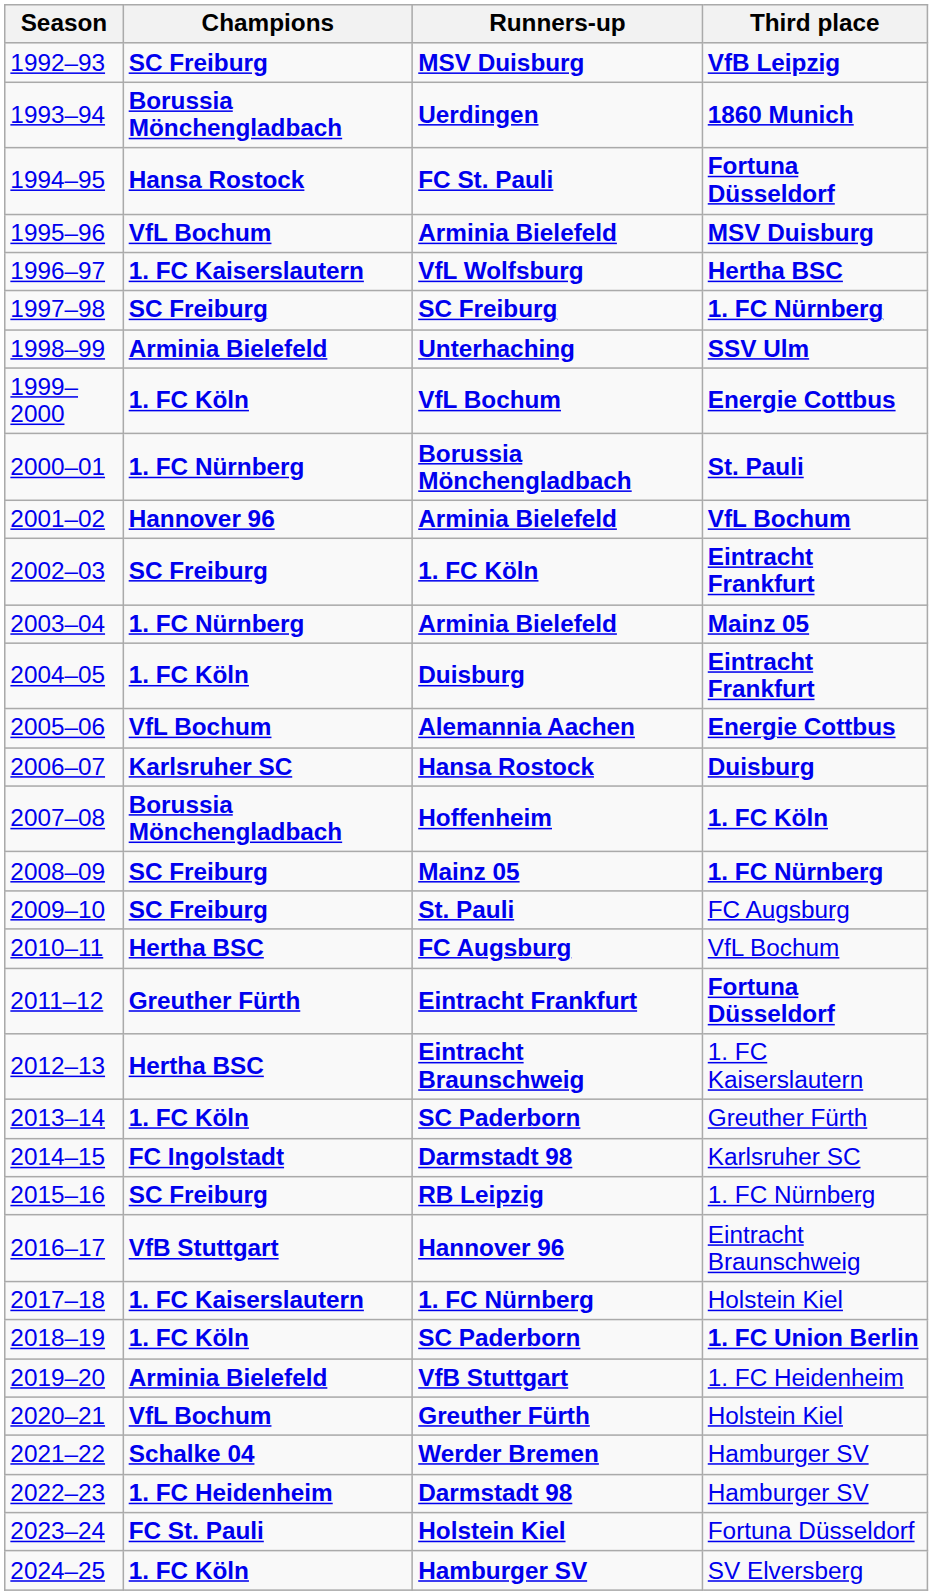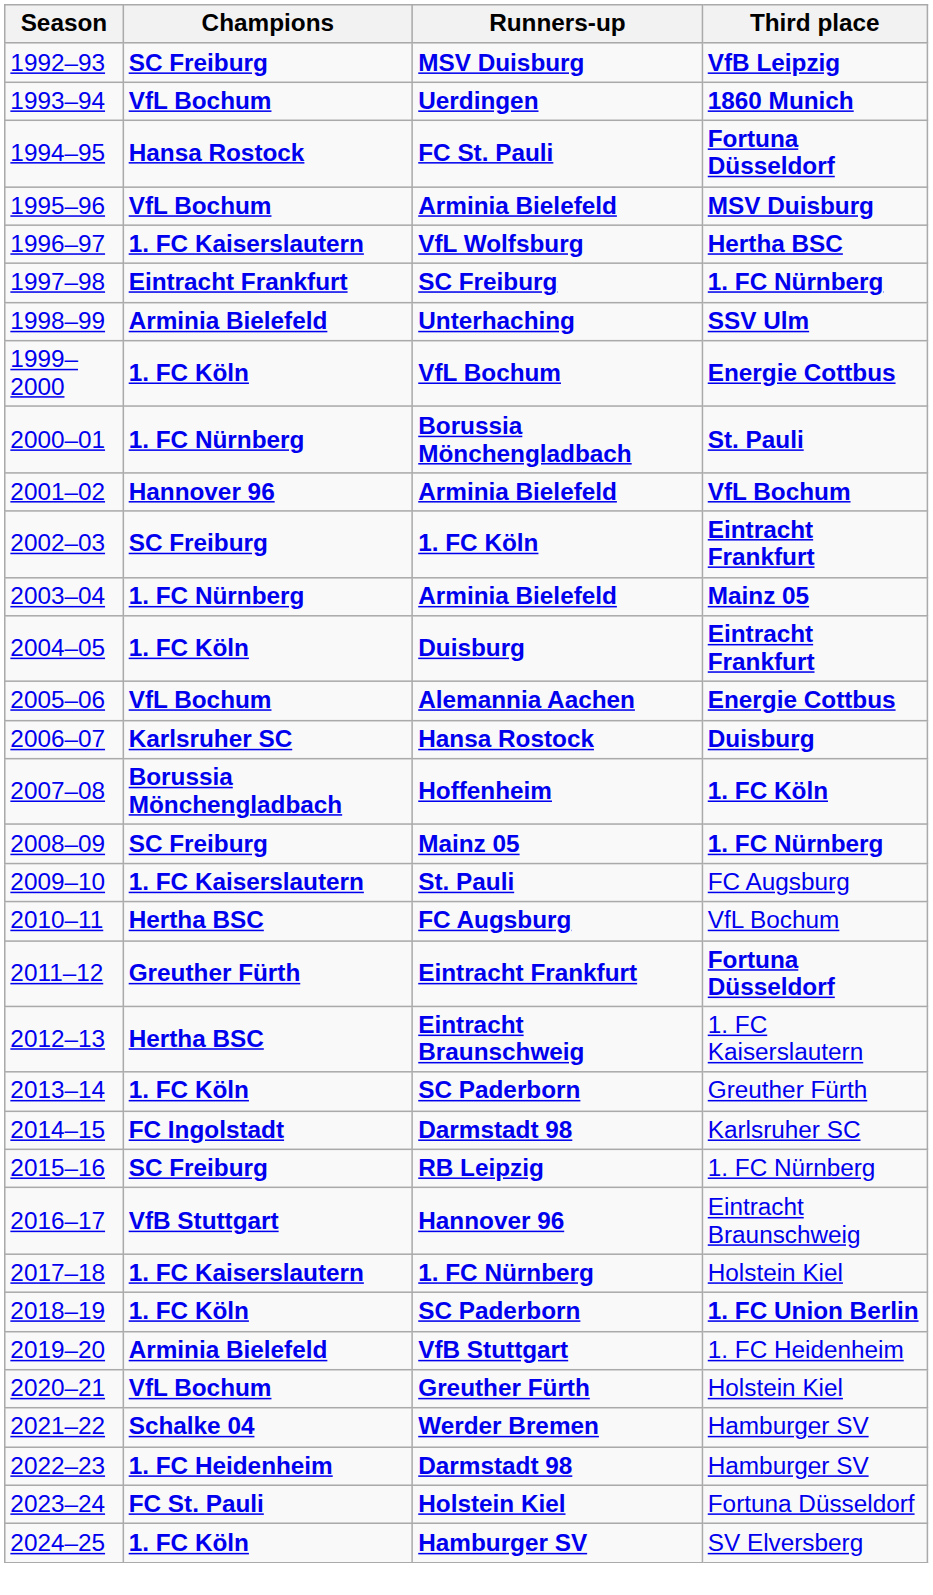(235, 114) Borussia Mönchengladbach -> (200, 100) VfL Bochum
(198, 309) SC Freiburg -> (238, 282) Eintracht Frankfurt
(198, 909) SC Freiburg -> (246, 882) 1. FC Kaiserslautern
